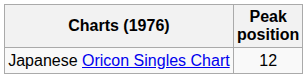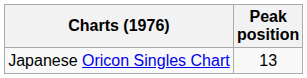(268, 60) 12 -> (268, 60) 13
